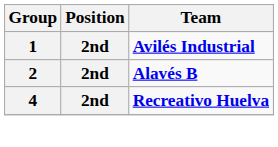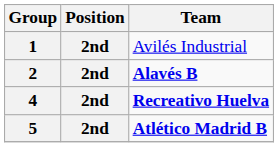(194, 45) bold -> (190, 45) normal
+ row: (33, 127)
